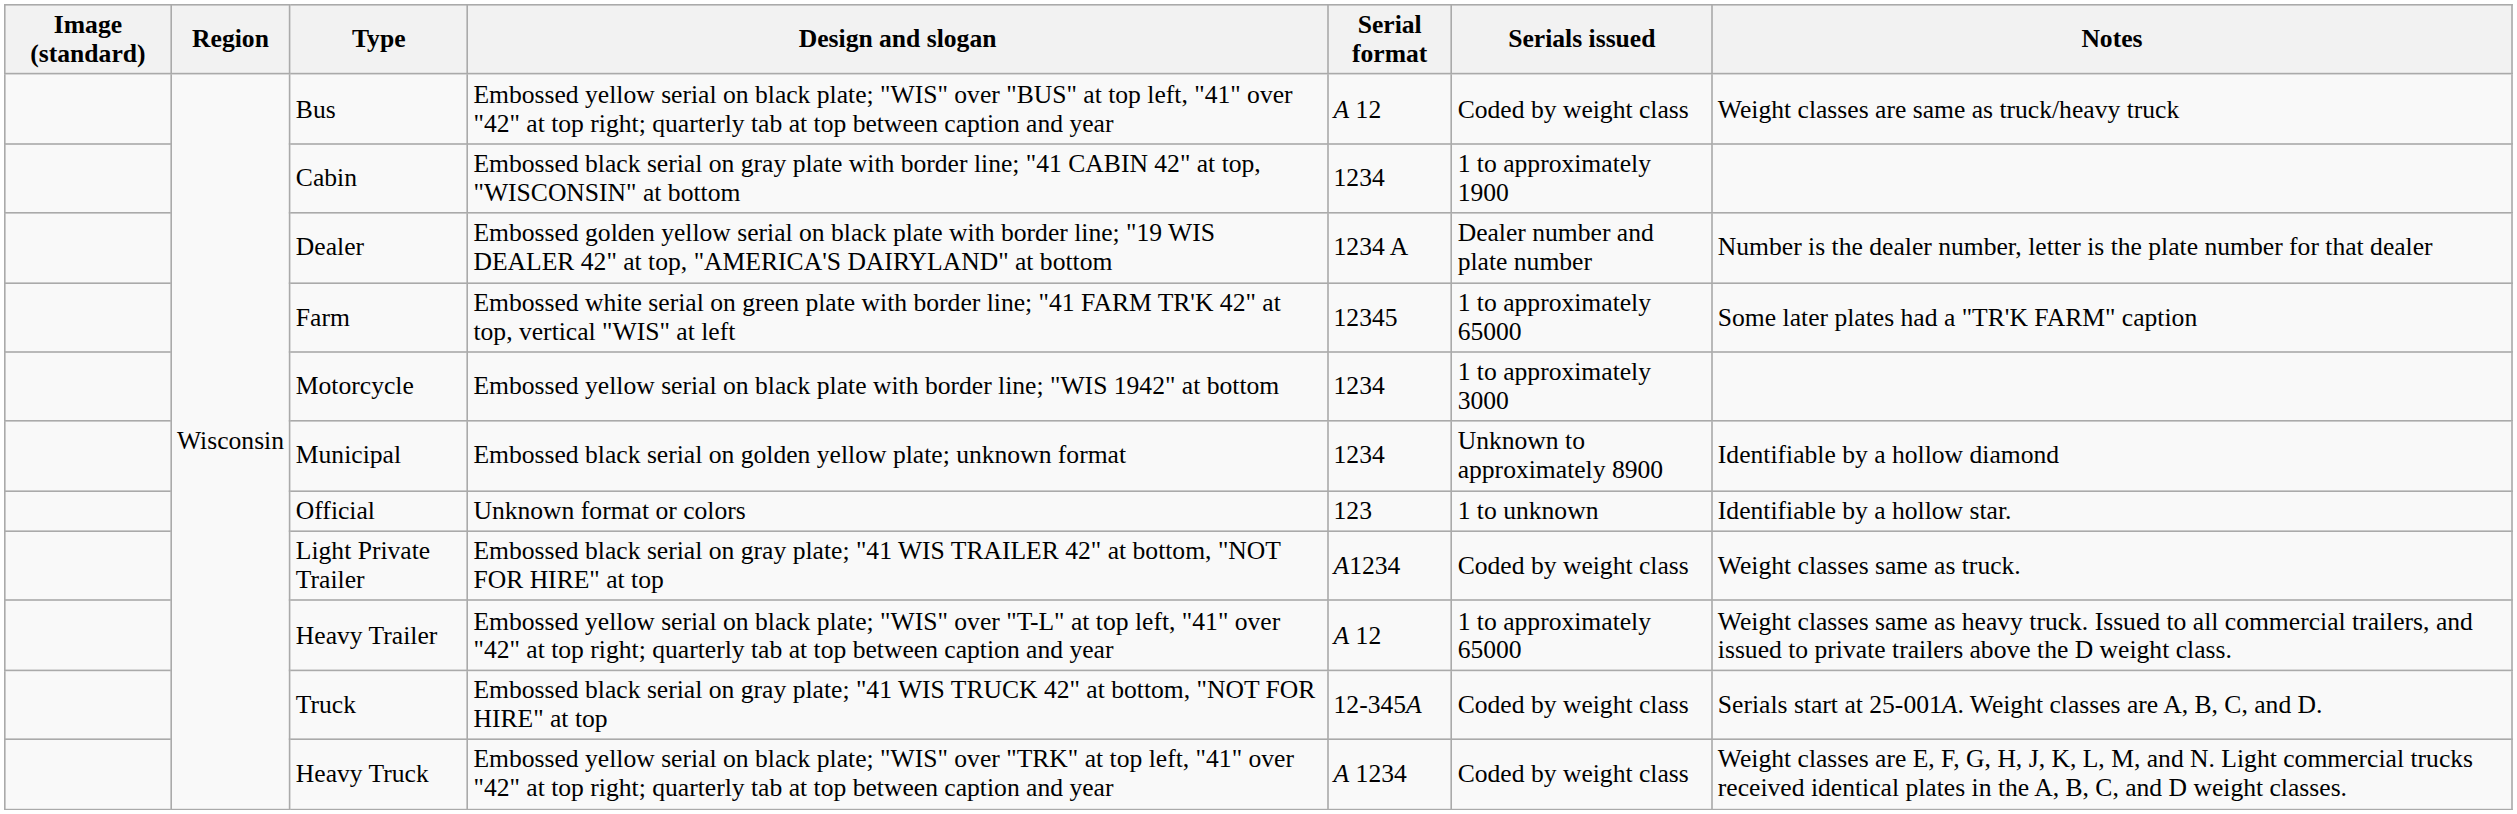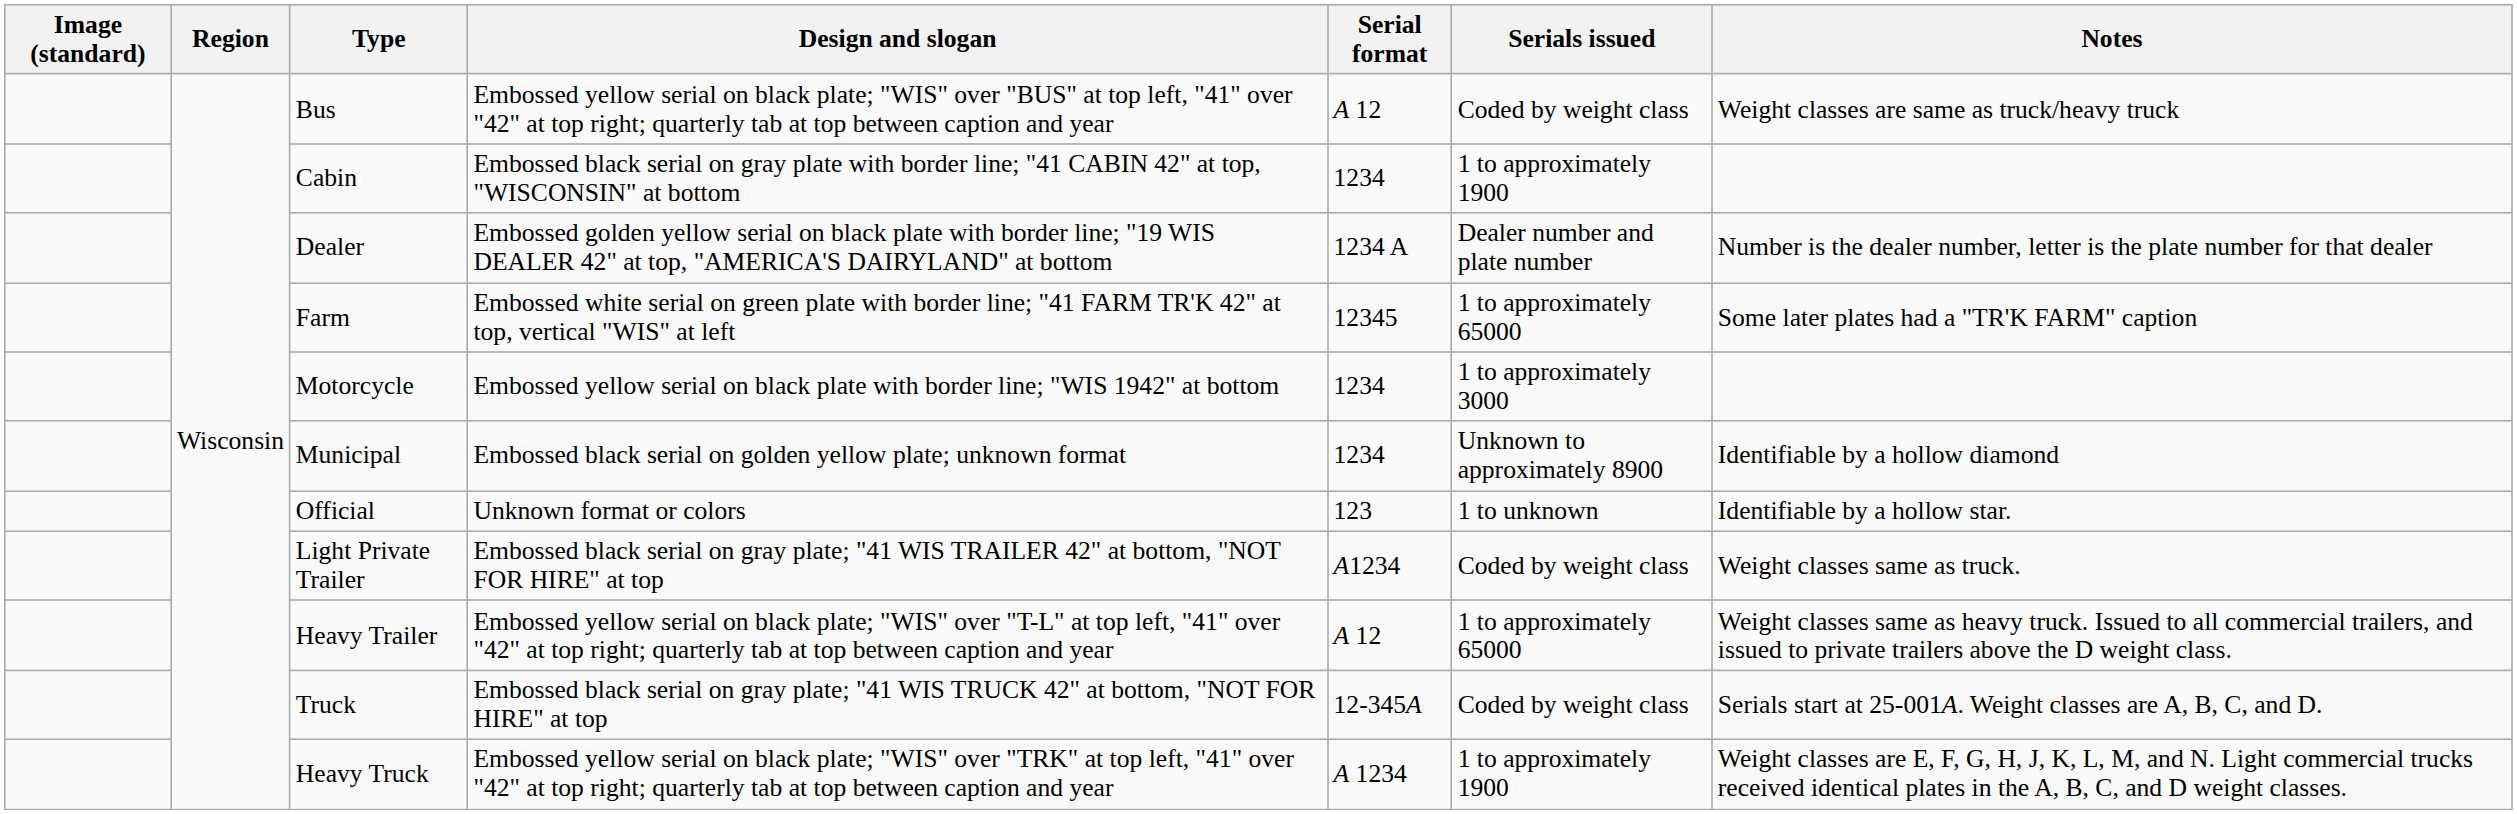(1573, 773) Coded by weight class -> (1554, 773) 1 to approximately 1900
